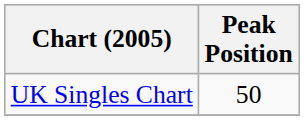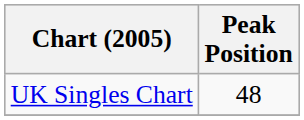(249, 94) 50 -> (249, 94) 48
